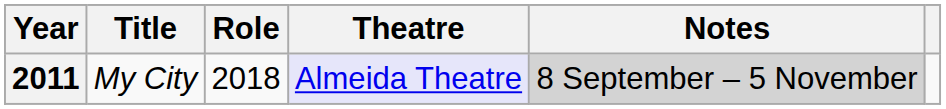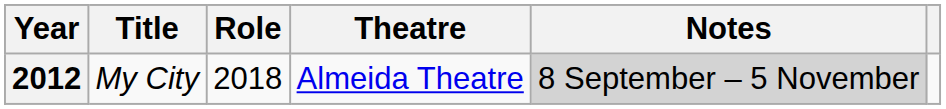(46, 78) 2011 -> (47, 78) 2012
(409, 78) lavender background -> (410, 78) no background
